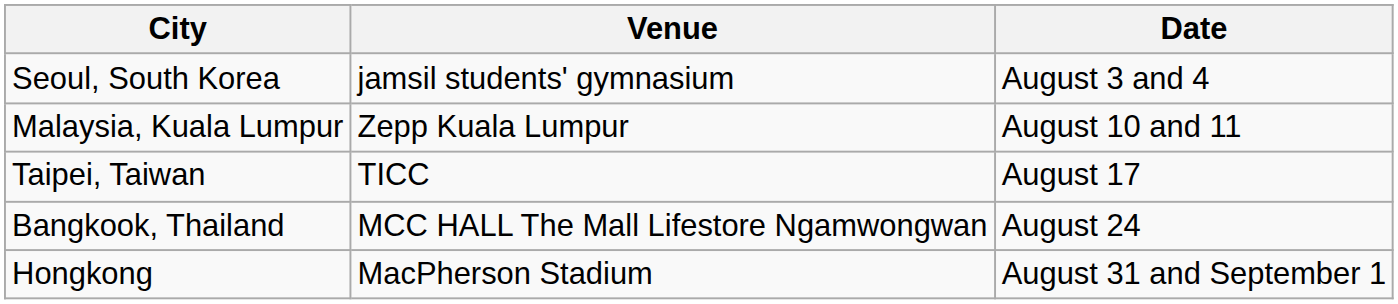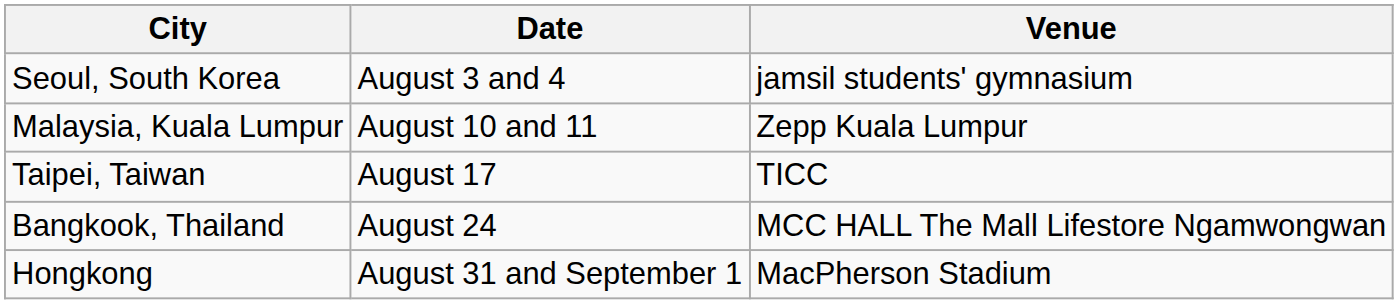columns swapped: (673, 28) <-> (1194, 28)
